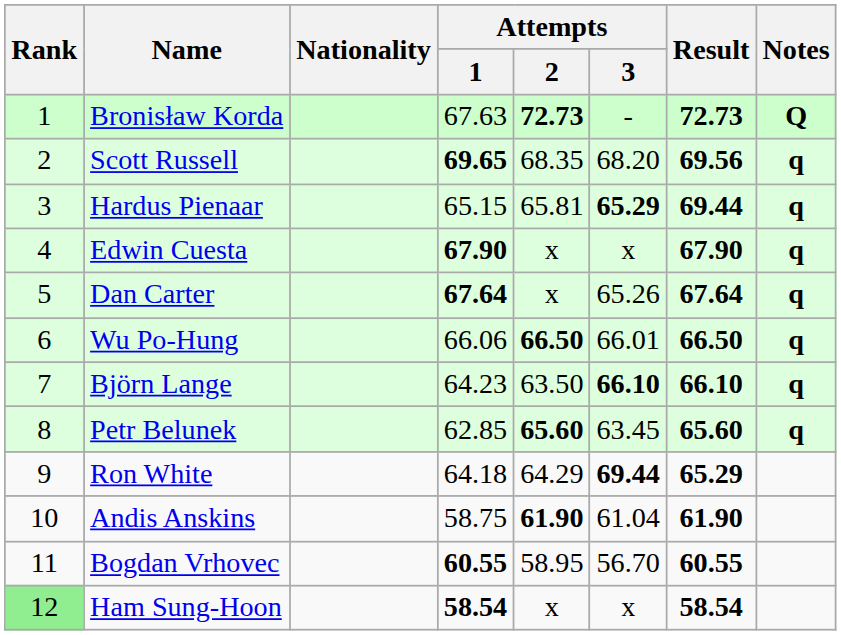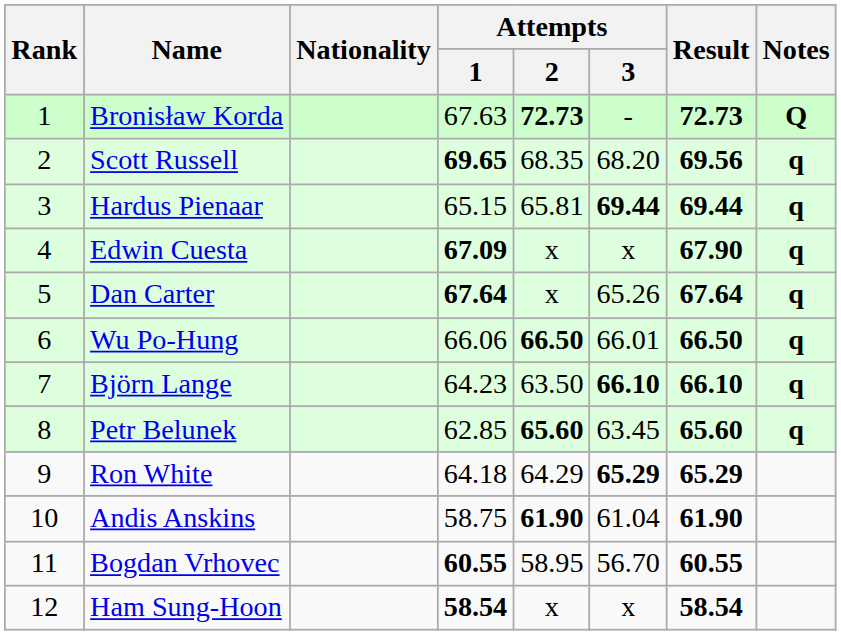(628, 205) 65.29 -> (628, 205) 69.44
(475, 250) 67.90 -> (475, 250) 67.09
(628, 473) 69.44 -> (628, 473) 65.29
(44, 607) lightgreen background -> (44, 607) no background
